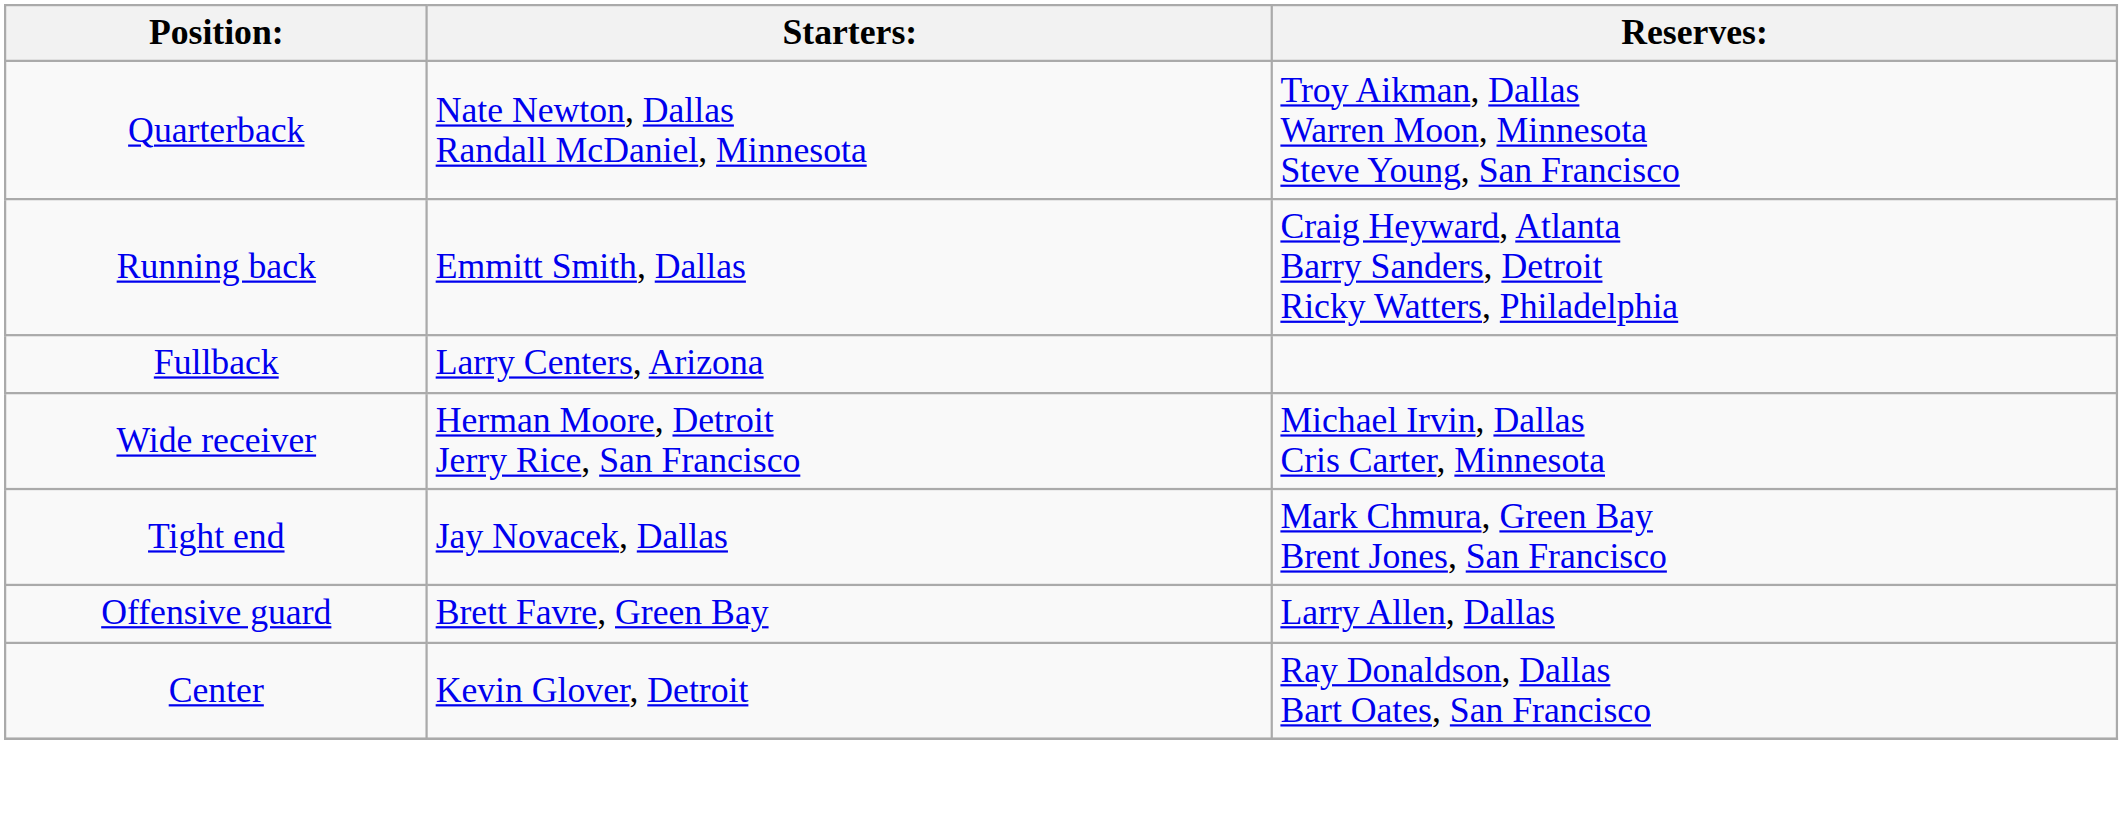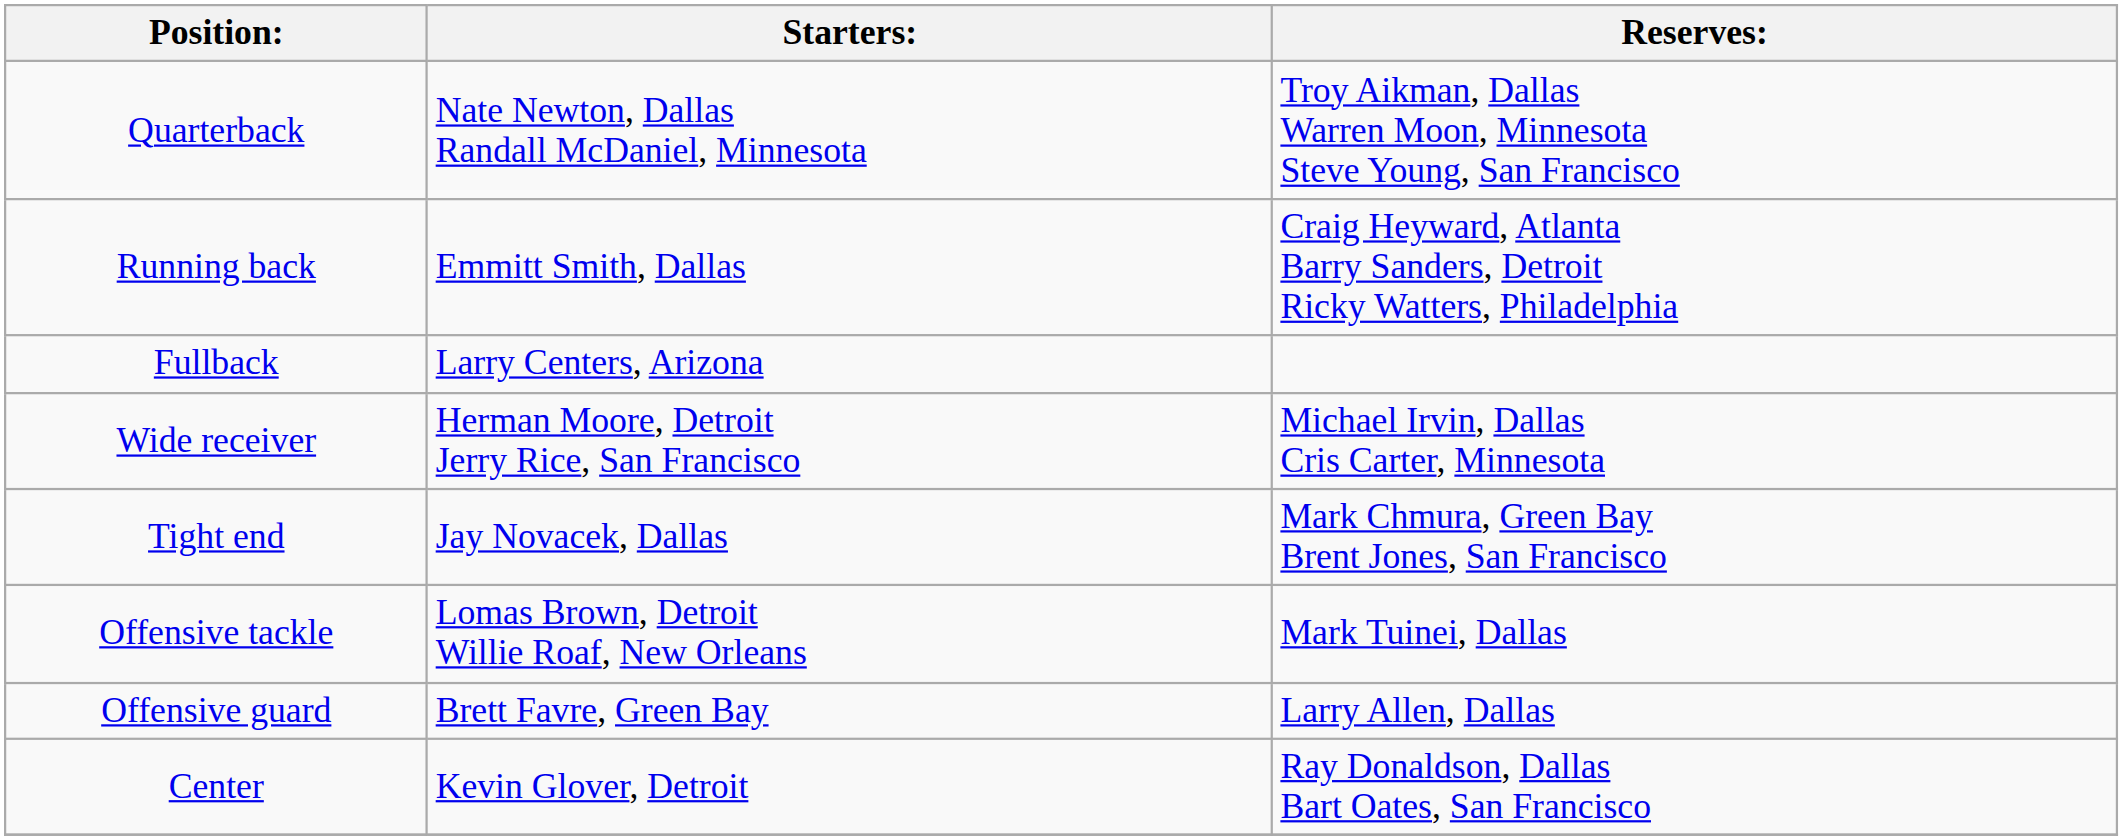+ row: (216, 633)
